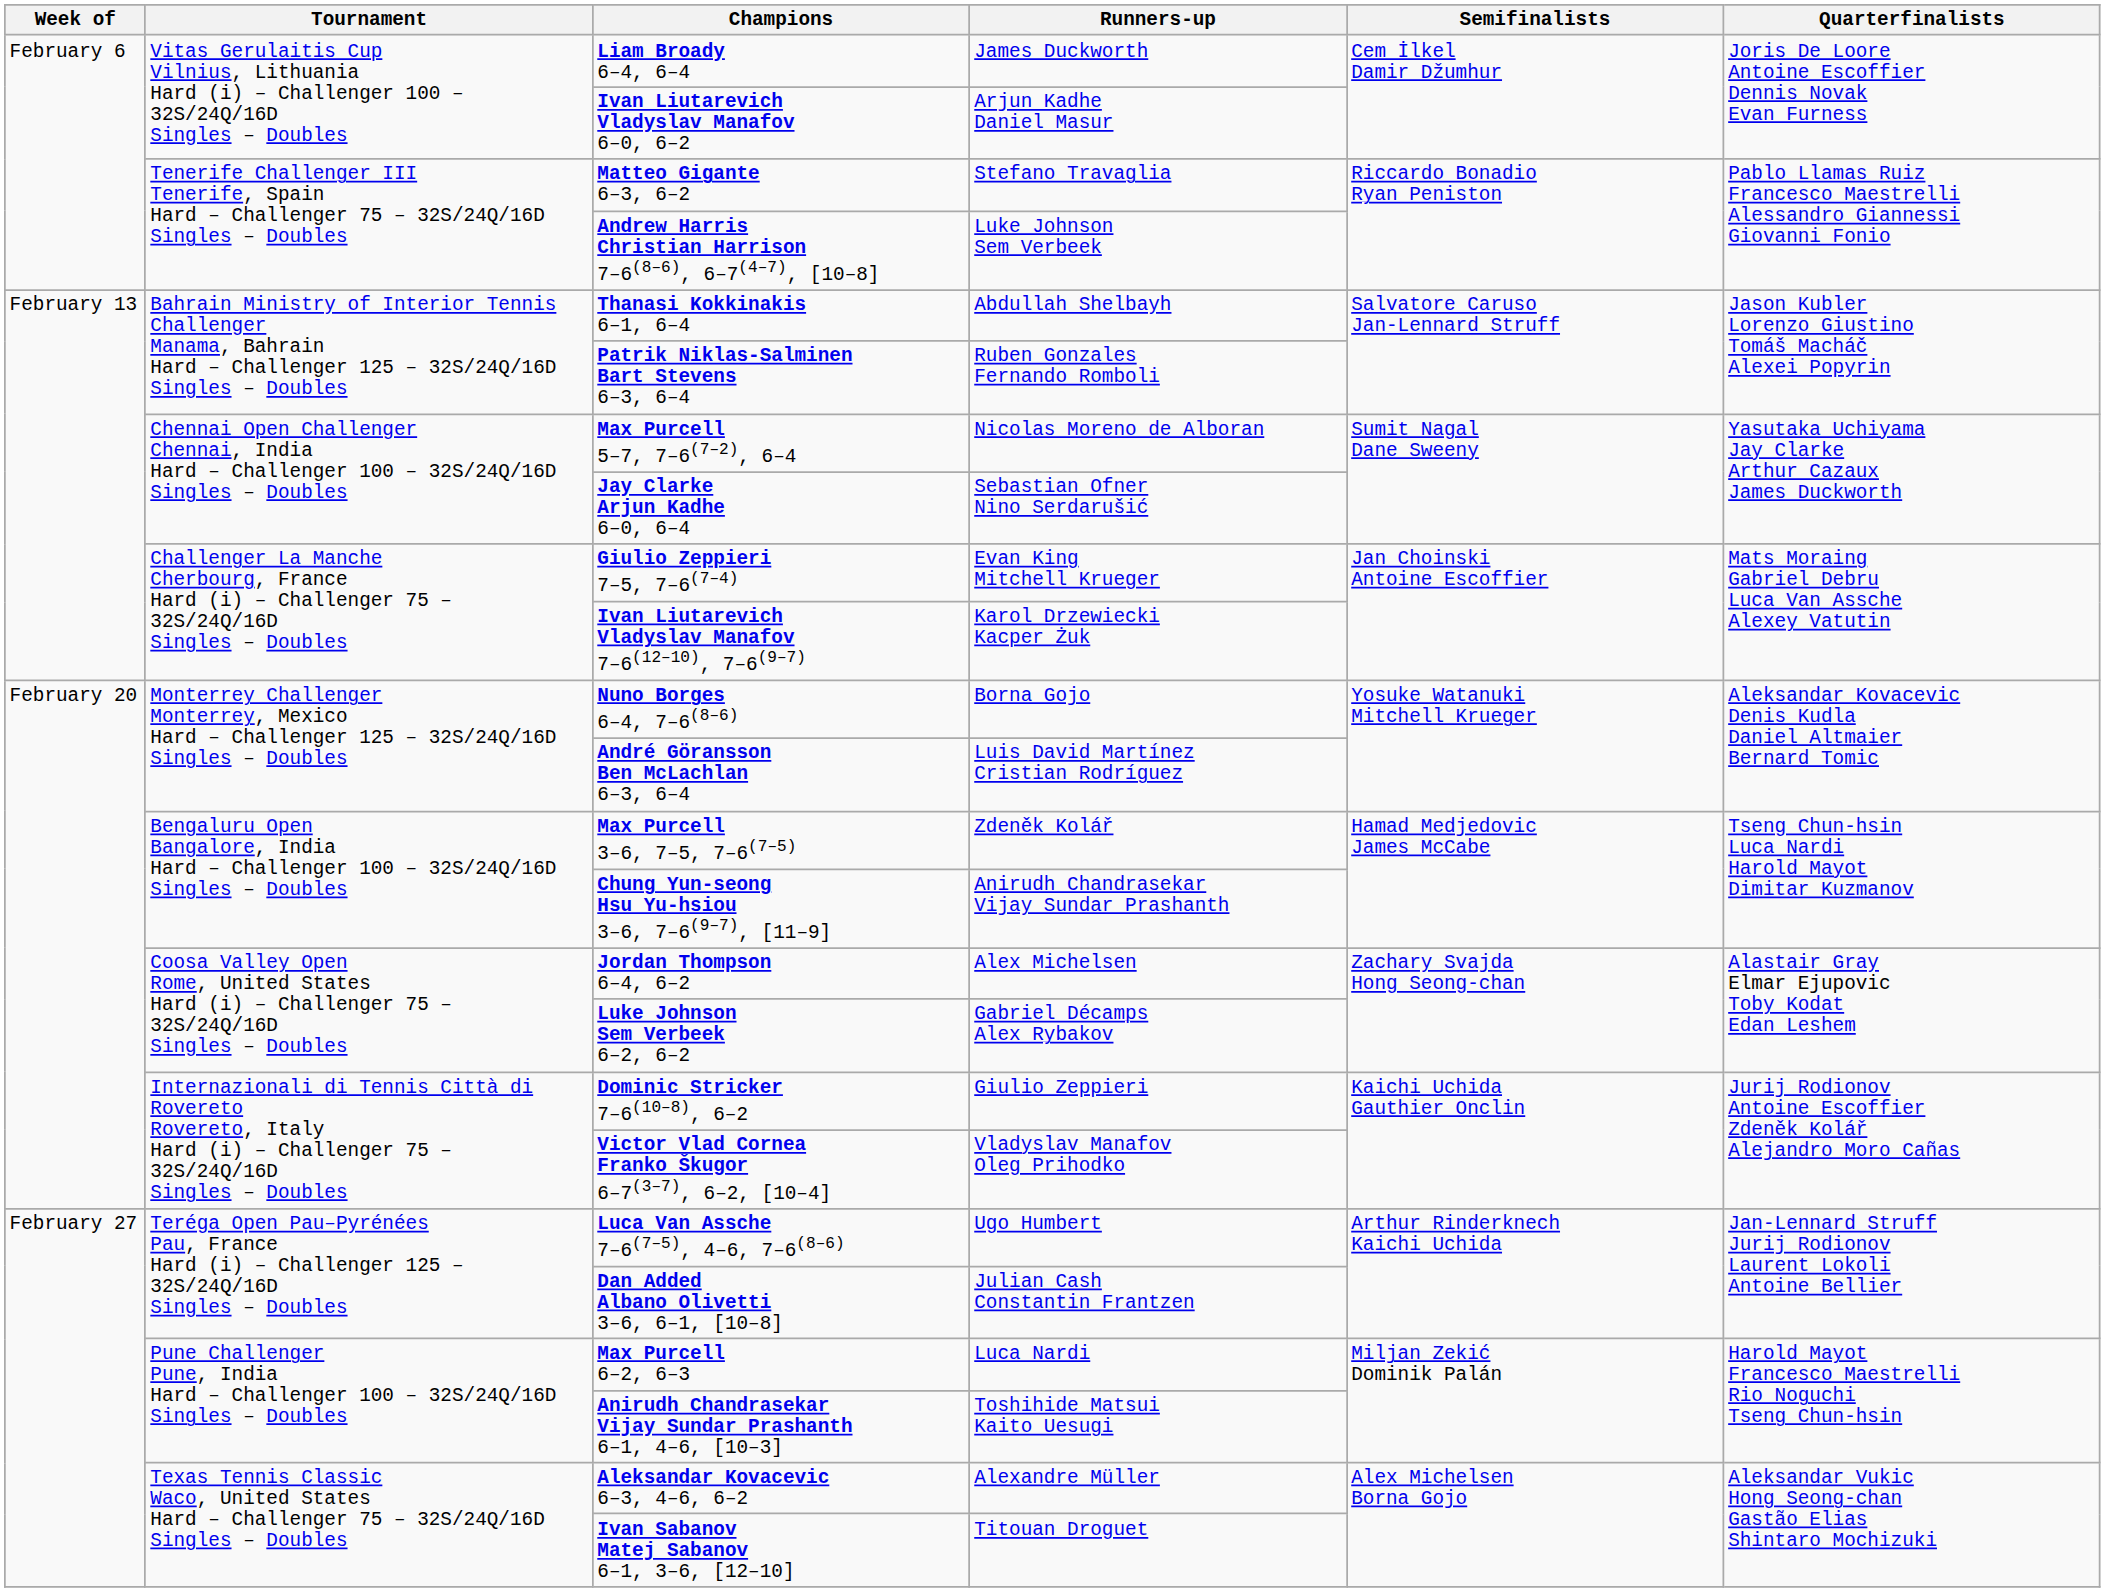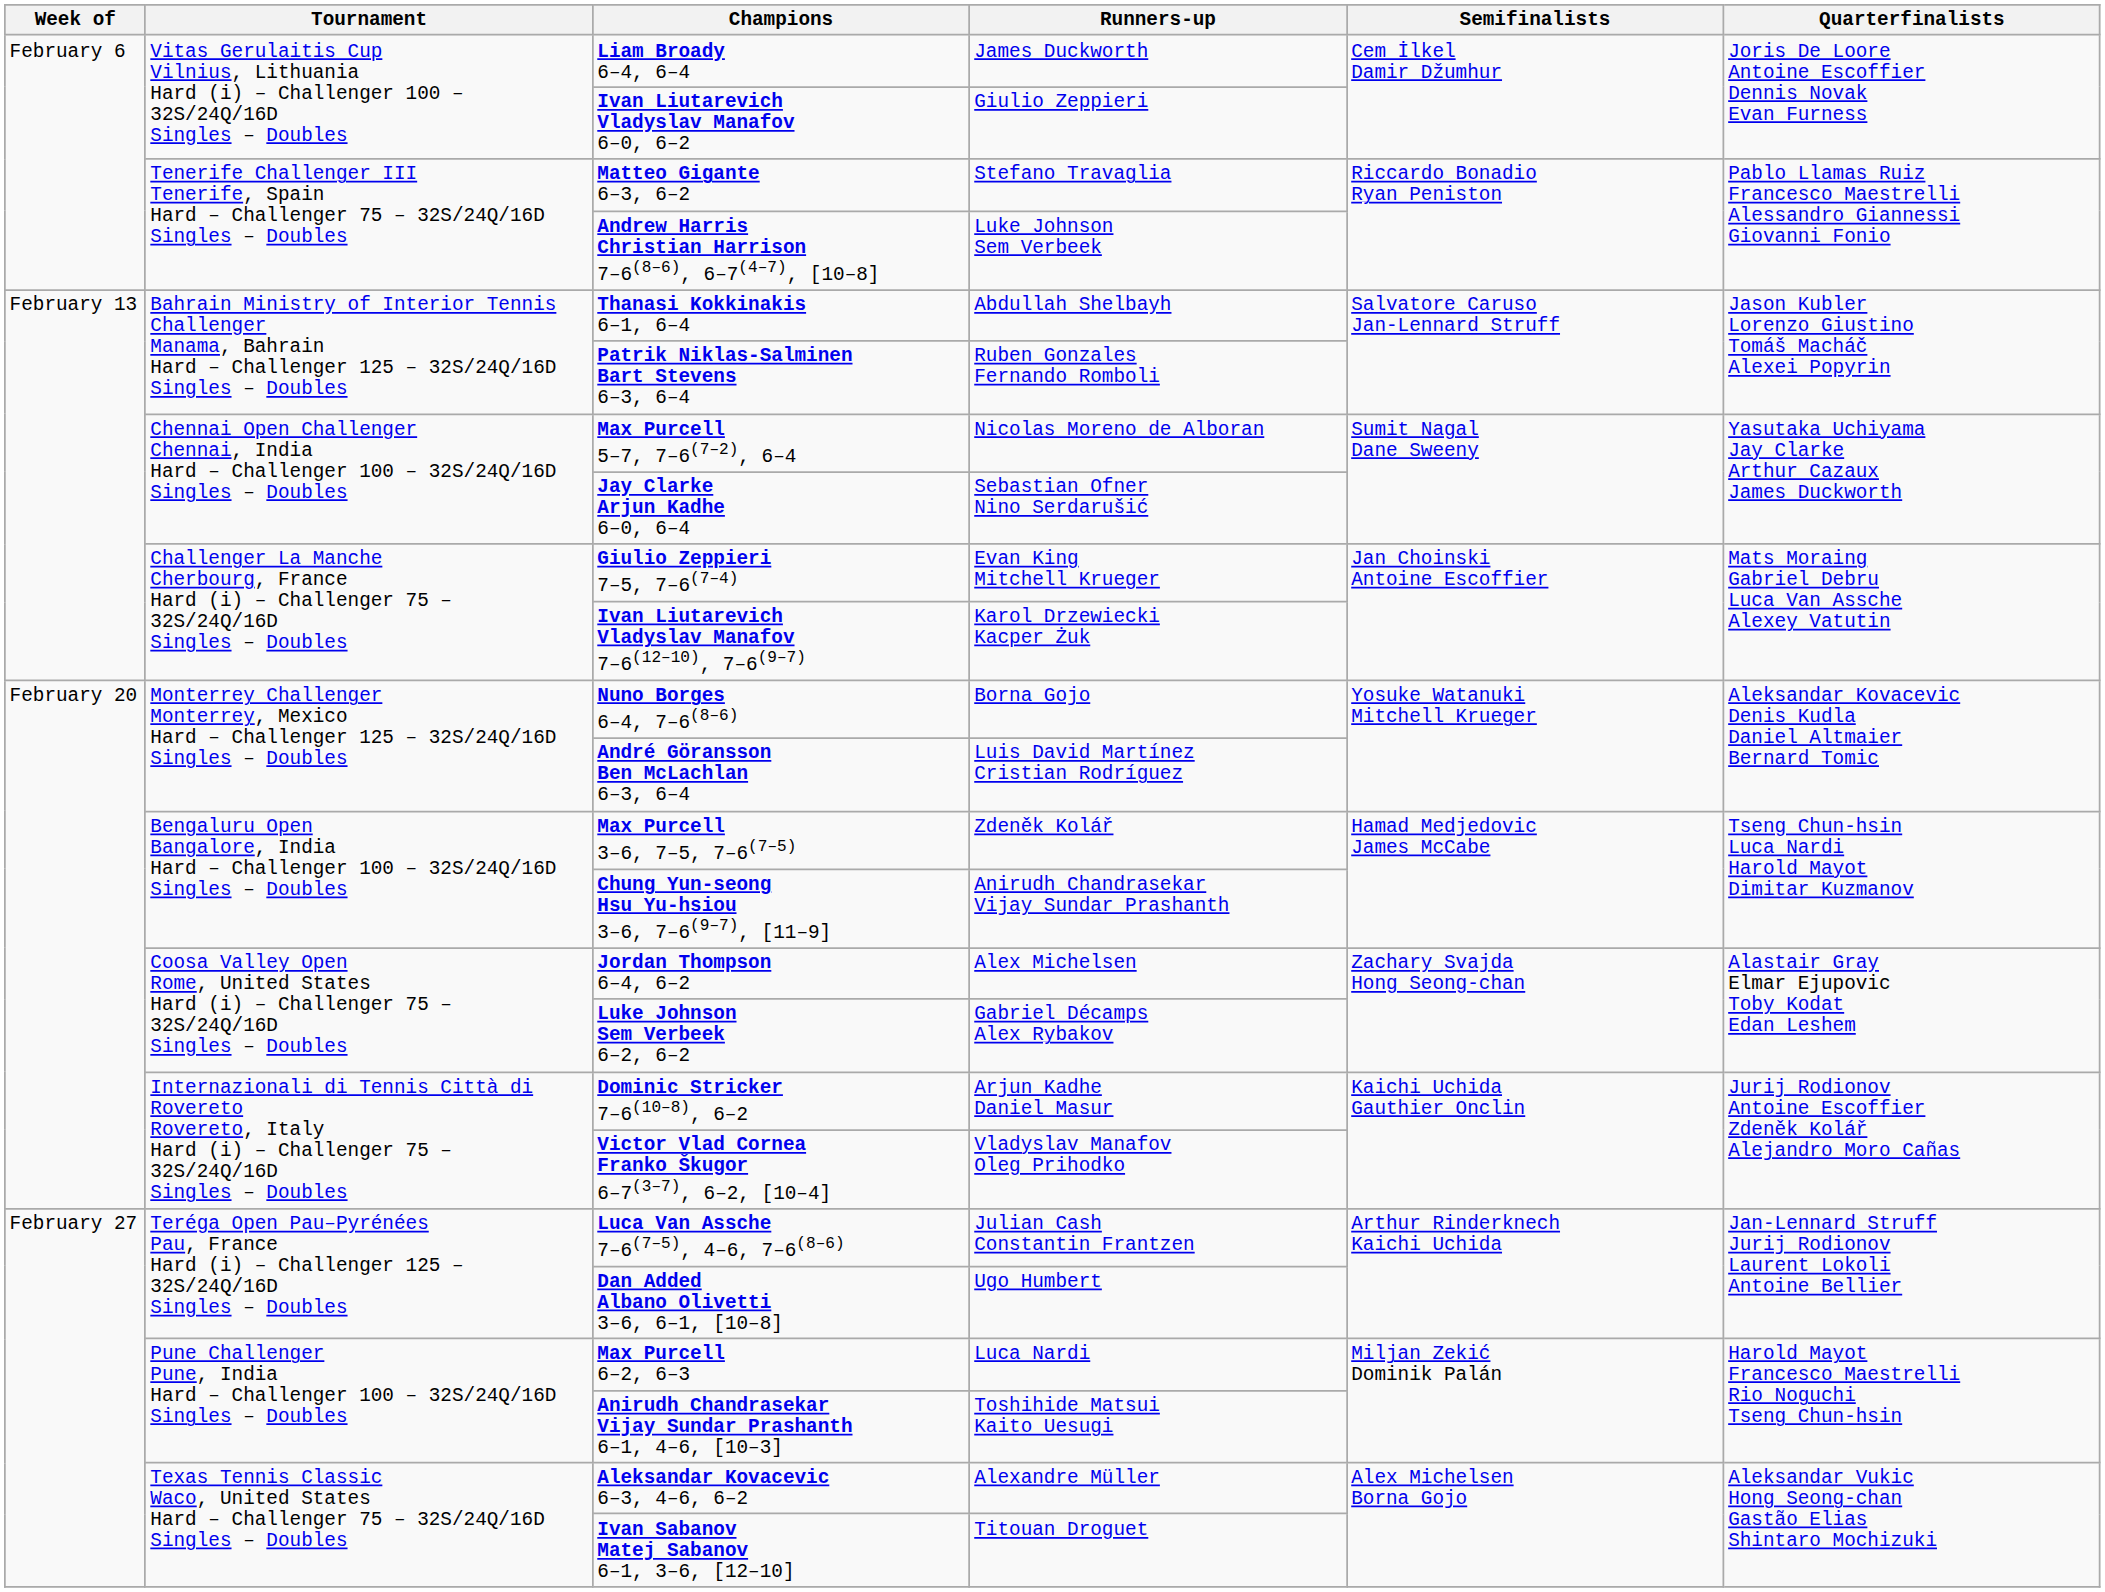(1044, 113) Arjun Kadhe Daniel Masur -> (1061, 102) Giulio Zeppieri
(1061, 1087) Giulio Zeppieri -> (1044, 1097) Arjun Kadhe Daniel Masur
(1038, 1224) Ugo Humbert -> (1084, 1234) Julian Cash Constantin Frantzen
(1084, 1292) Julian Cash Constantin Frantzen -> (1038, 1282) Ugo Humbert
